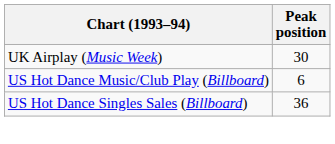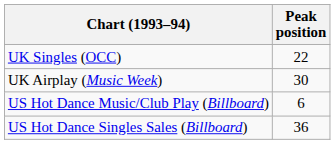+ row: (65, 56)
